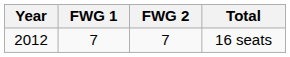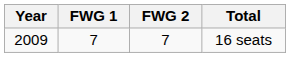(31, 40) 2012 -> (31, 40) 2009
